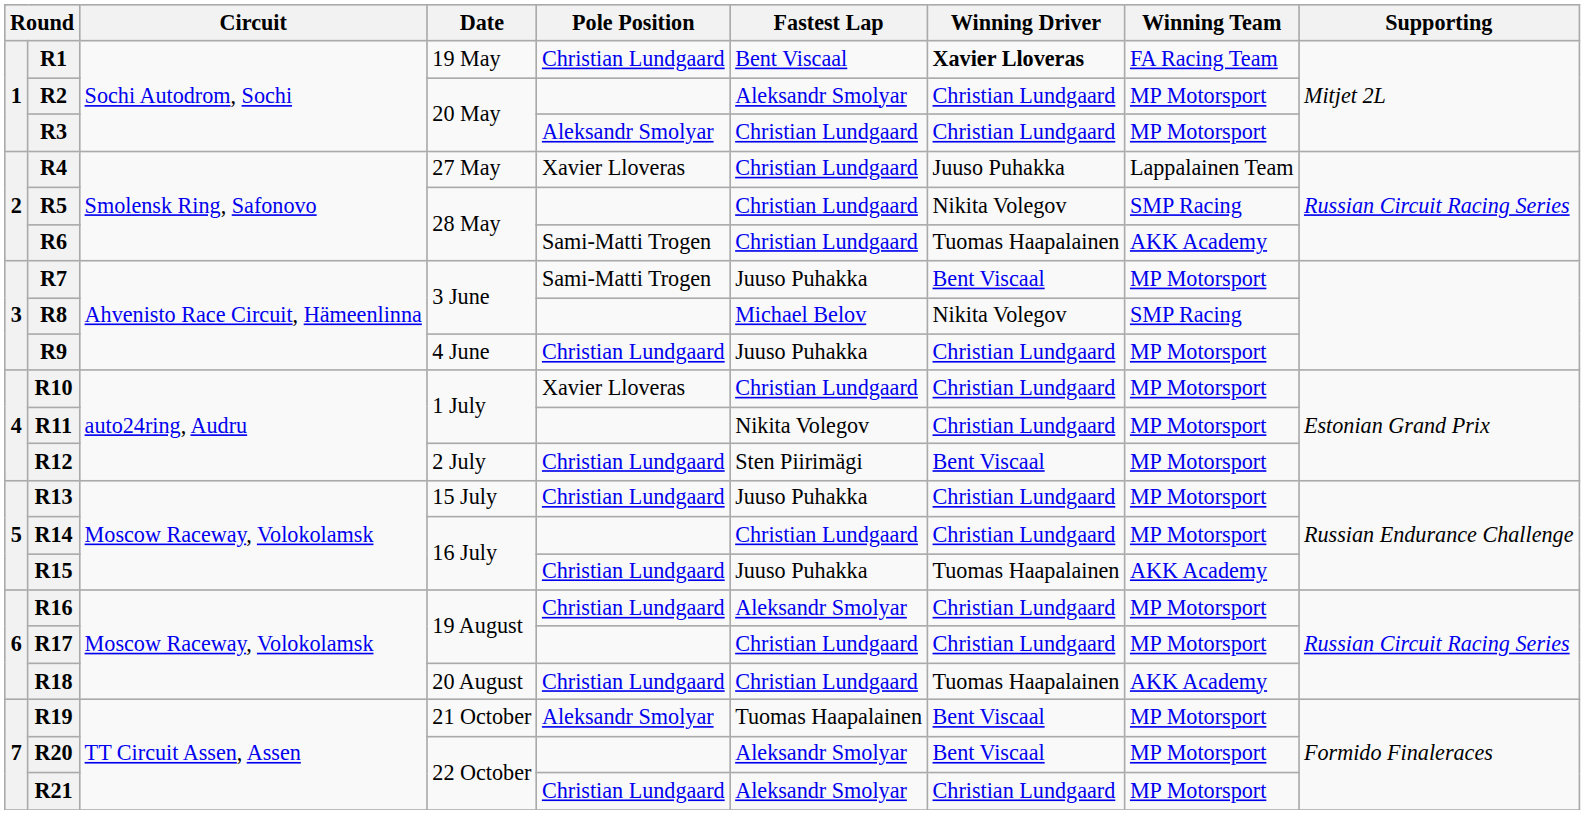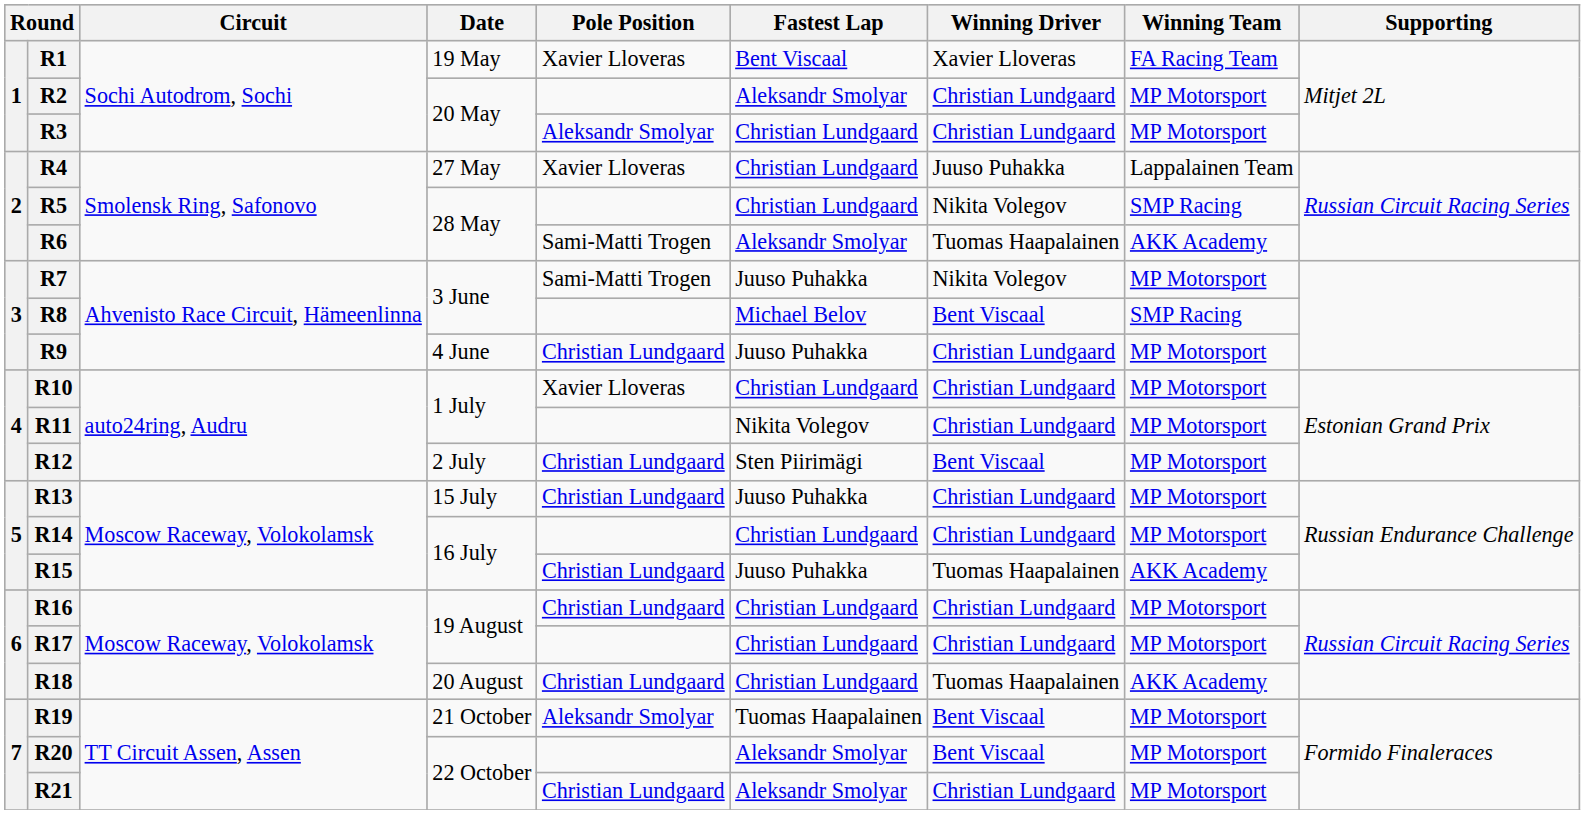(633, 58) Christian Lundgaard -> (614, 58) Xavier Lloveras
(1008, 58) bold -> (1004, 58) normal
(827, 241) Christian Lundgaard -> (821, 241) Aleksandr Smolyar
(989, 278) Bent Viscaal -> (1000, 278) Nikita Volegov
(1000, 314) Nikita Volegov -> (989, 314) Bent Viscaal
(821, 607) Aleksandr Smolyar -> (827, 607) Christian Lundgaard
